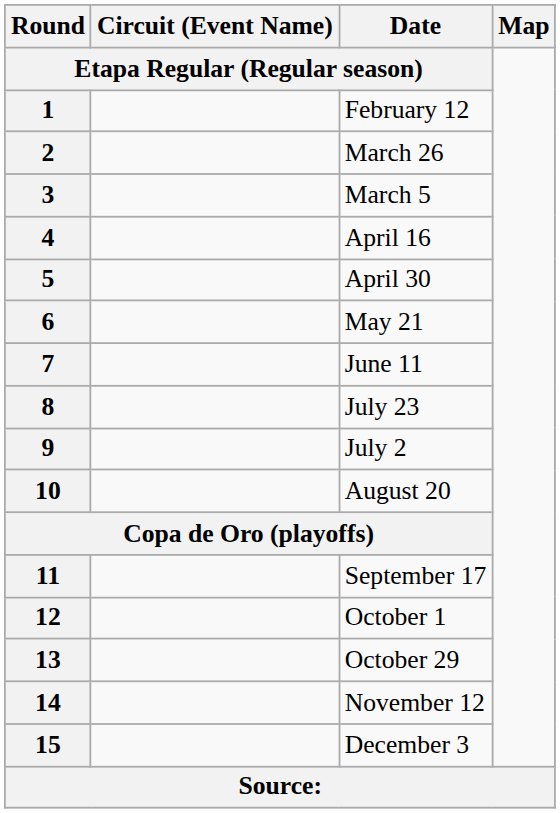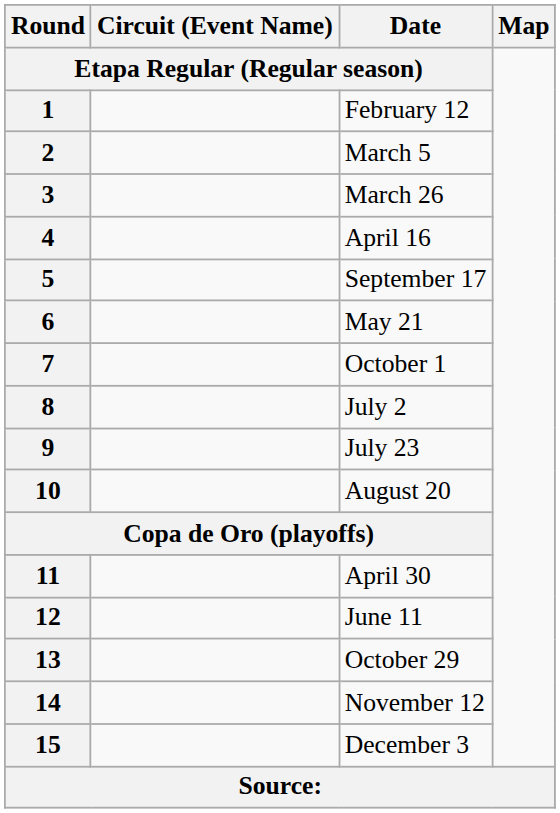(394, 152) March 26 -> (388, 152) March 5
(388, 195) March 5 -> (394, 195) March 26
(388, 279) April 30 -> (415, 279) September 17
(384, 364) June 11 -> (396, 364) October 1
(382, 406) July 23 -> (376, 406) July 2
(376, 448) July 2 -> (382, 448) July 23
(415, 575) September 17 -> (388, 575) April 30
(396, 617) October 1 -> (384, 617) June 11
